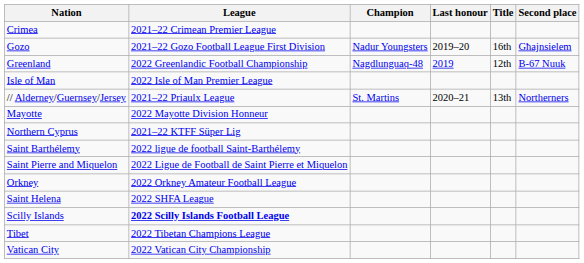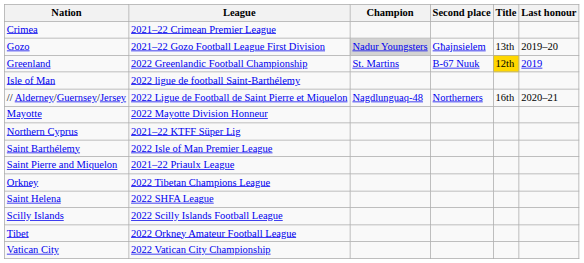columns swapped: (547, 12) <-> (460, 12)
(390, 46) no background -> (390, 46) lightgrey background
(502, 46) 16th -> (505, 46) 13th
(388, 63) Nagdlunguaq-48 -> (376, 63) St. Martins
(502, 63) no background -> (505, 63) gold background
(202, 80) 2022 Isle of Man Premier League -> (216, 80) 2022 ligue de football Saint-Barthélemy
(183, 97) 2021–22 Priaulx League -> (239, 97) 2022 Ligue de Football de Saint Pierre et Miquelon
(376, 97) St. Martins -> (388, 97) Nagdlunguaq-48
(502, 97) 13th -> (505, 97) 16th
(216, 148) 2022 ligue de football Saint-Barthélemy -> (202, 148) 2022 Isle of Man Premier League
(239, 165) 2022 Ligue de Football de Saint Pierre et Miquelon -> (183, 165) 2021–22 Priaulx League
(214, 182) 2022 Orkney Amateur Football League -> (201, 182) 2022 Tibetan Champions League
(210, 216) bold -> (207, 216) normal
(201, 233) 2022 Tibetan Champions League -> (214, 233) 2022 Orkney Amateur Football League
